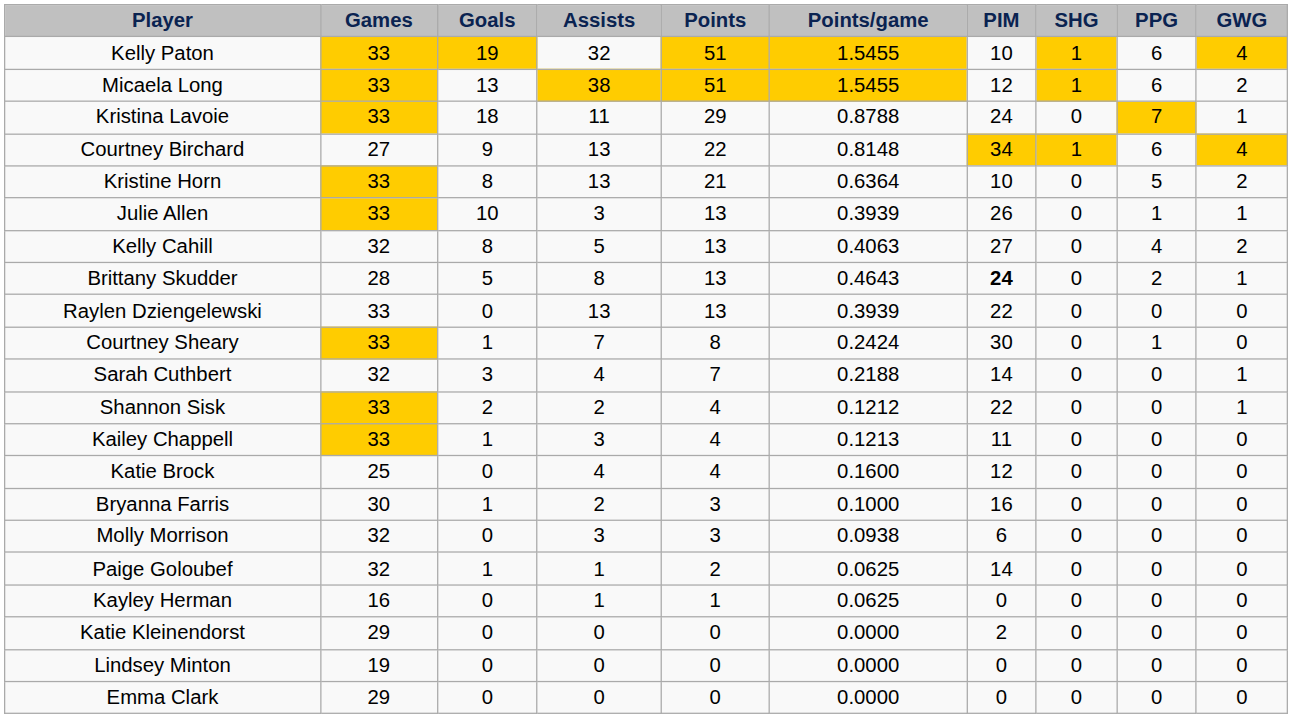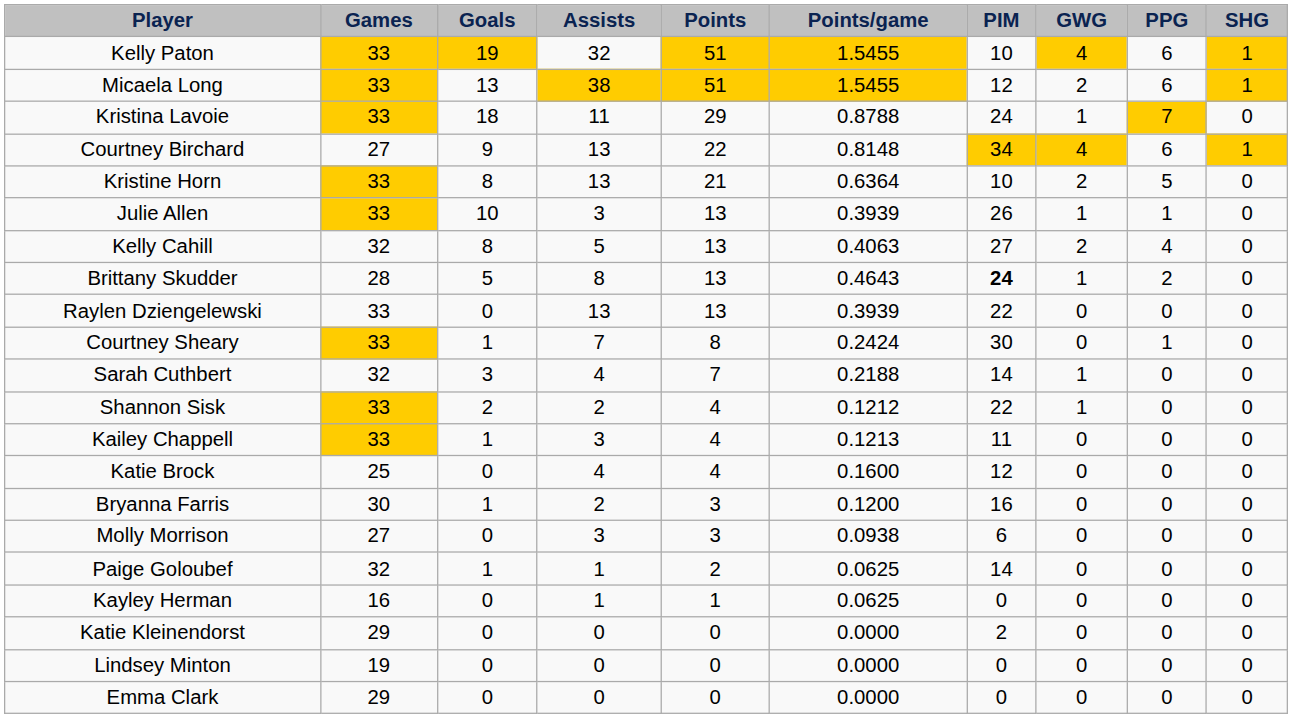columns swapped: (1242, 20) <-> (1076, 20)
(868, 504) 0.1000 -> (868, 504) 0.1200
(379, 536) 32 -> (379, 536) 27
